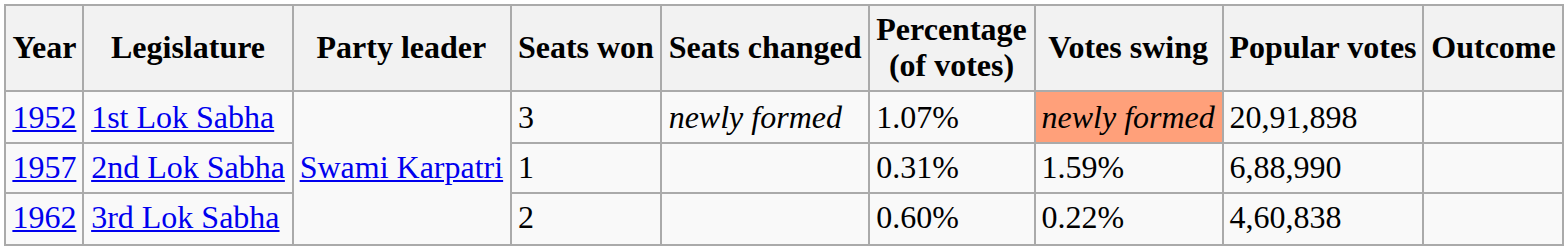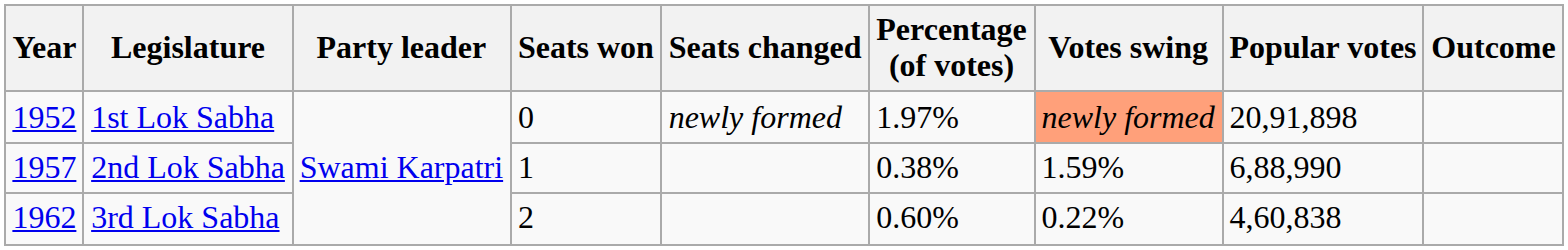(526, 116) 3 -> (526, 116) 0
(918, 116) 1.07% -> (918, 116) 1.97%
(918, 167) 0.31% -> (918, 167) 0.38%
